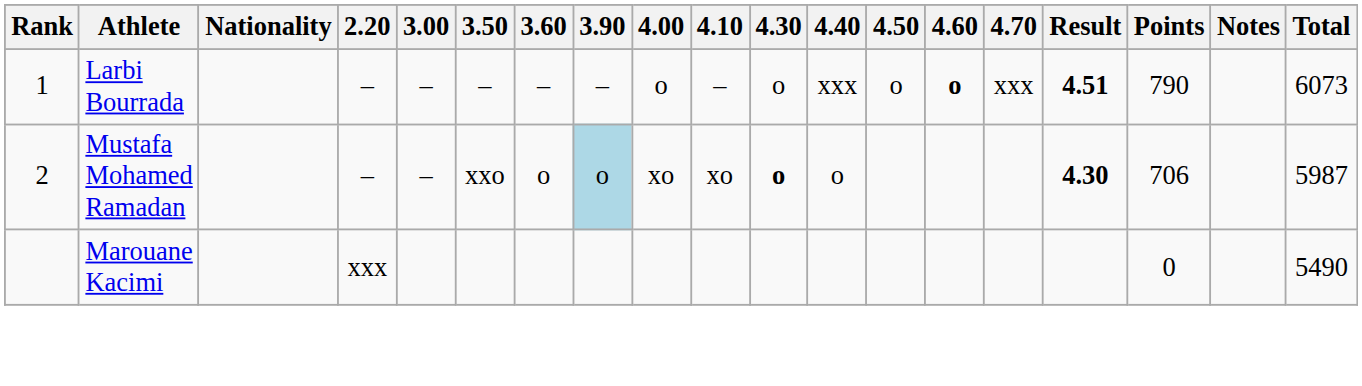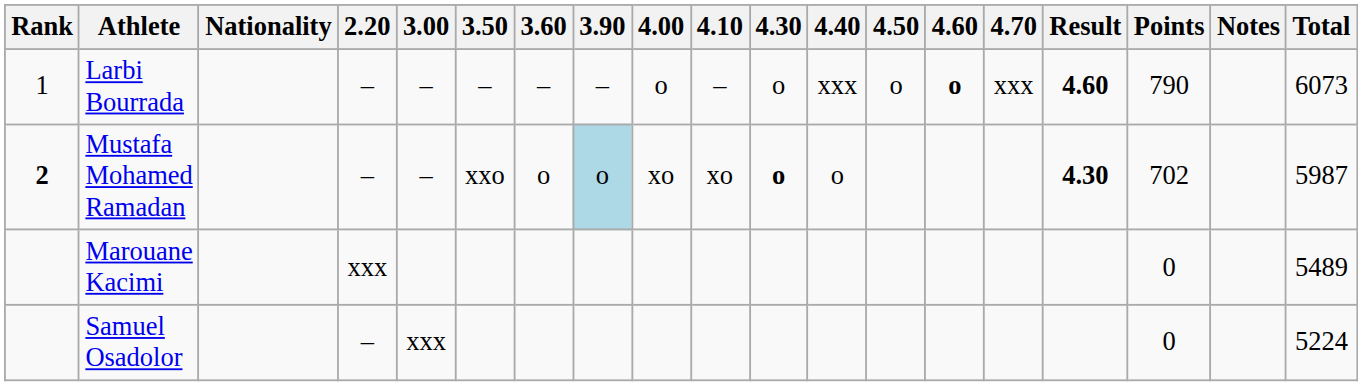(1085, 86) 4.51 -> (1085, 86) 4.60
(42, 176) normal -> (42, 176) bold
(1169, 176) 706 -> (1169, 176) 702
(1321, 267) 5490 -> (1321, 267) 5489
+ row: (134, 342)
